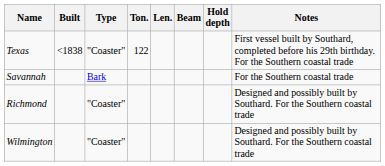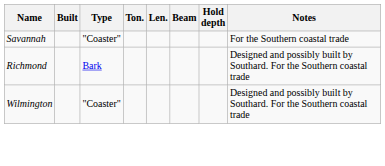- row: (18, 50)
(97, 77) Bark -> (102, 39) "Coaster"
(106, 104) "Coaster" -> (92, 66) Bark
